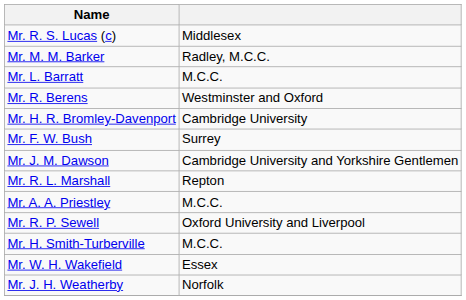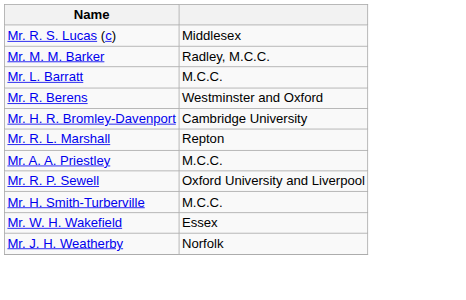- row: (50, 139)
- row: (58, 160)
